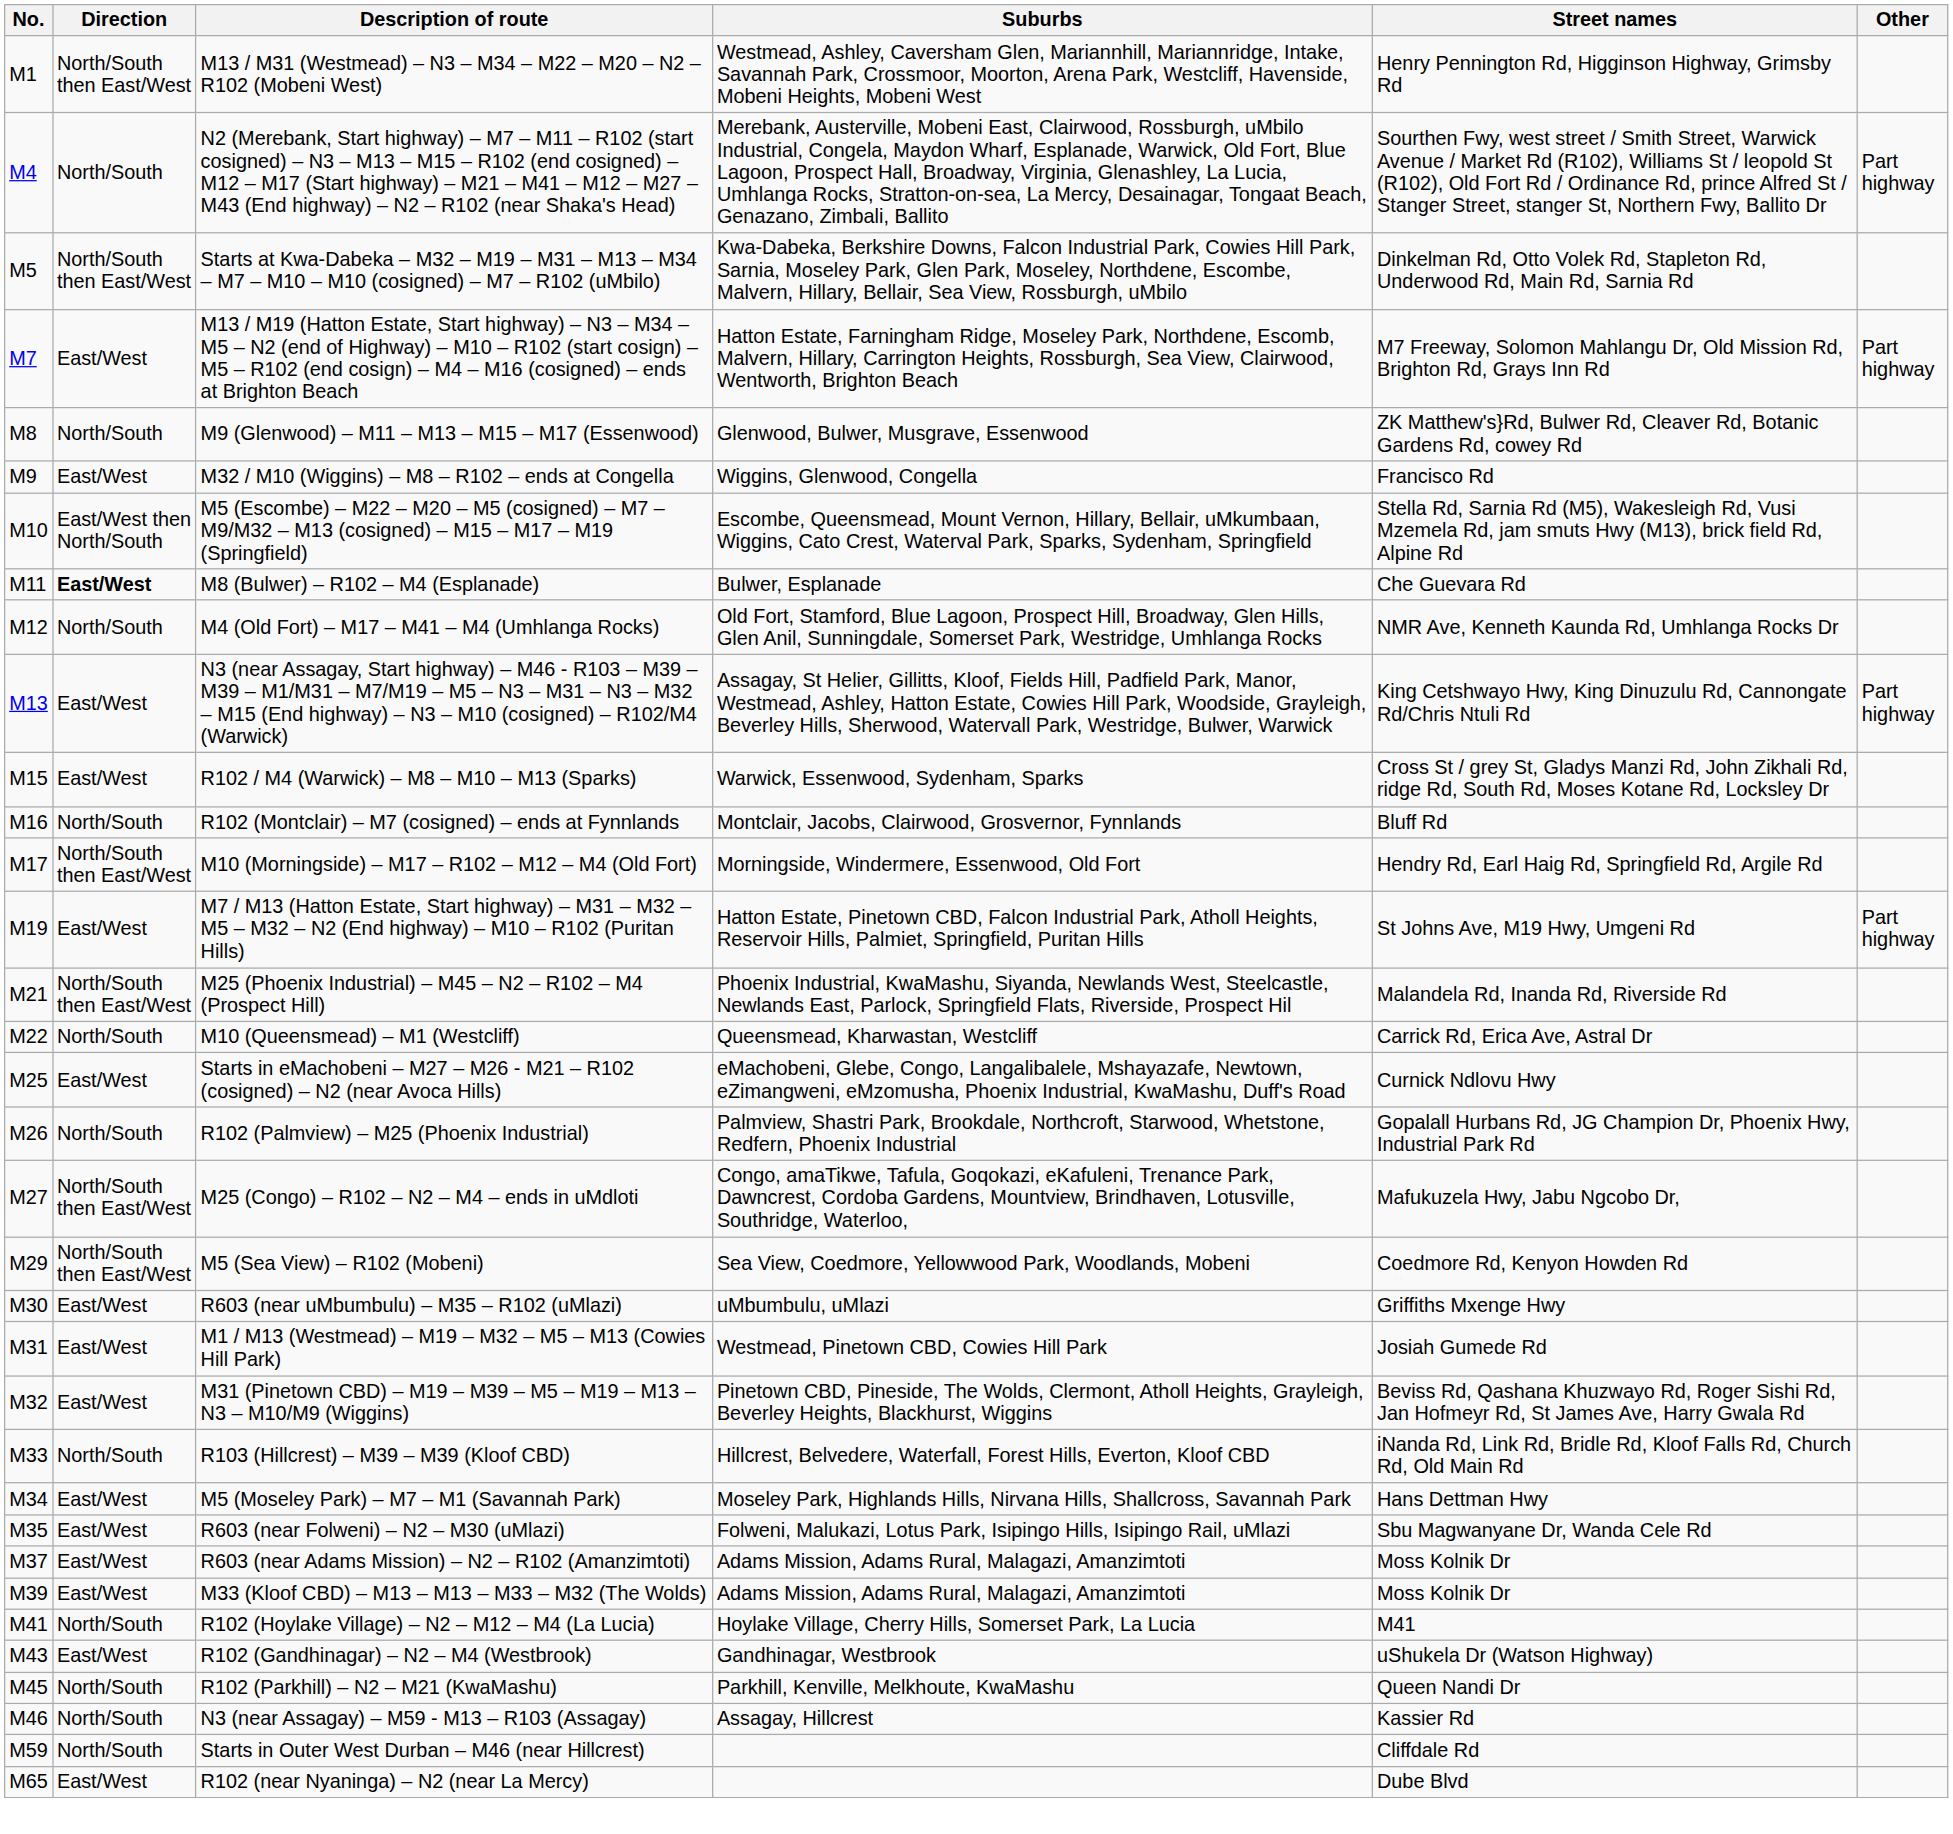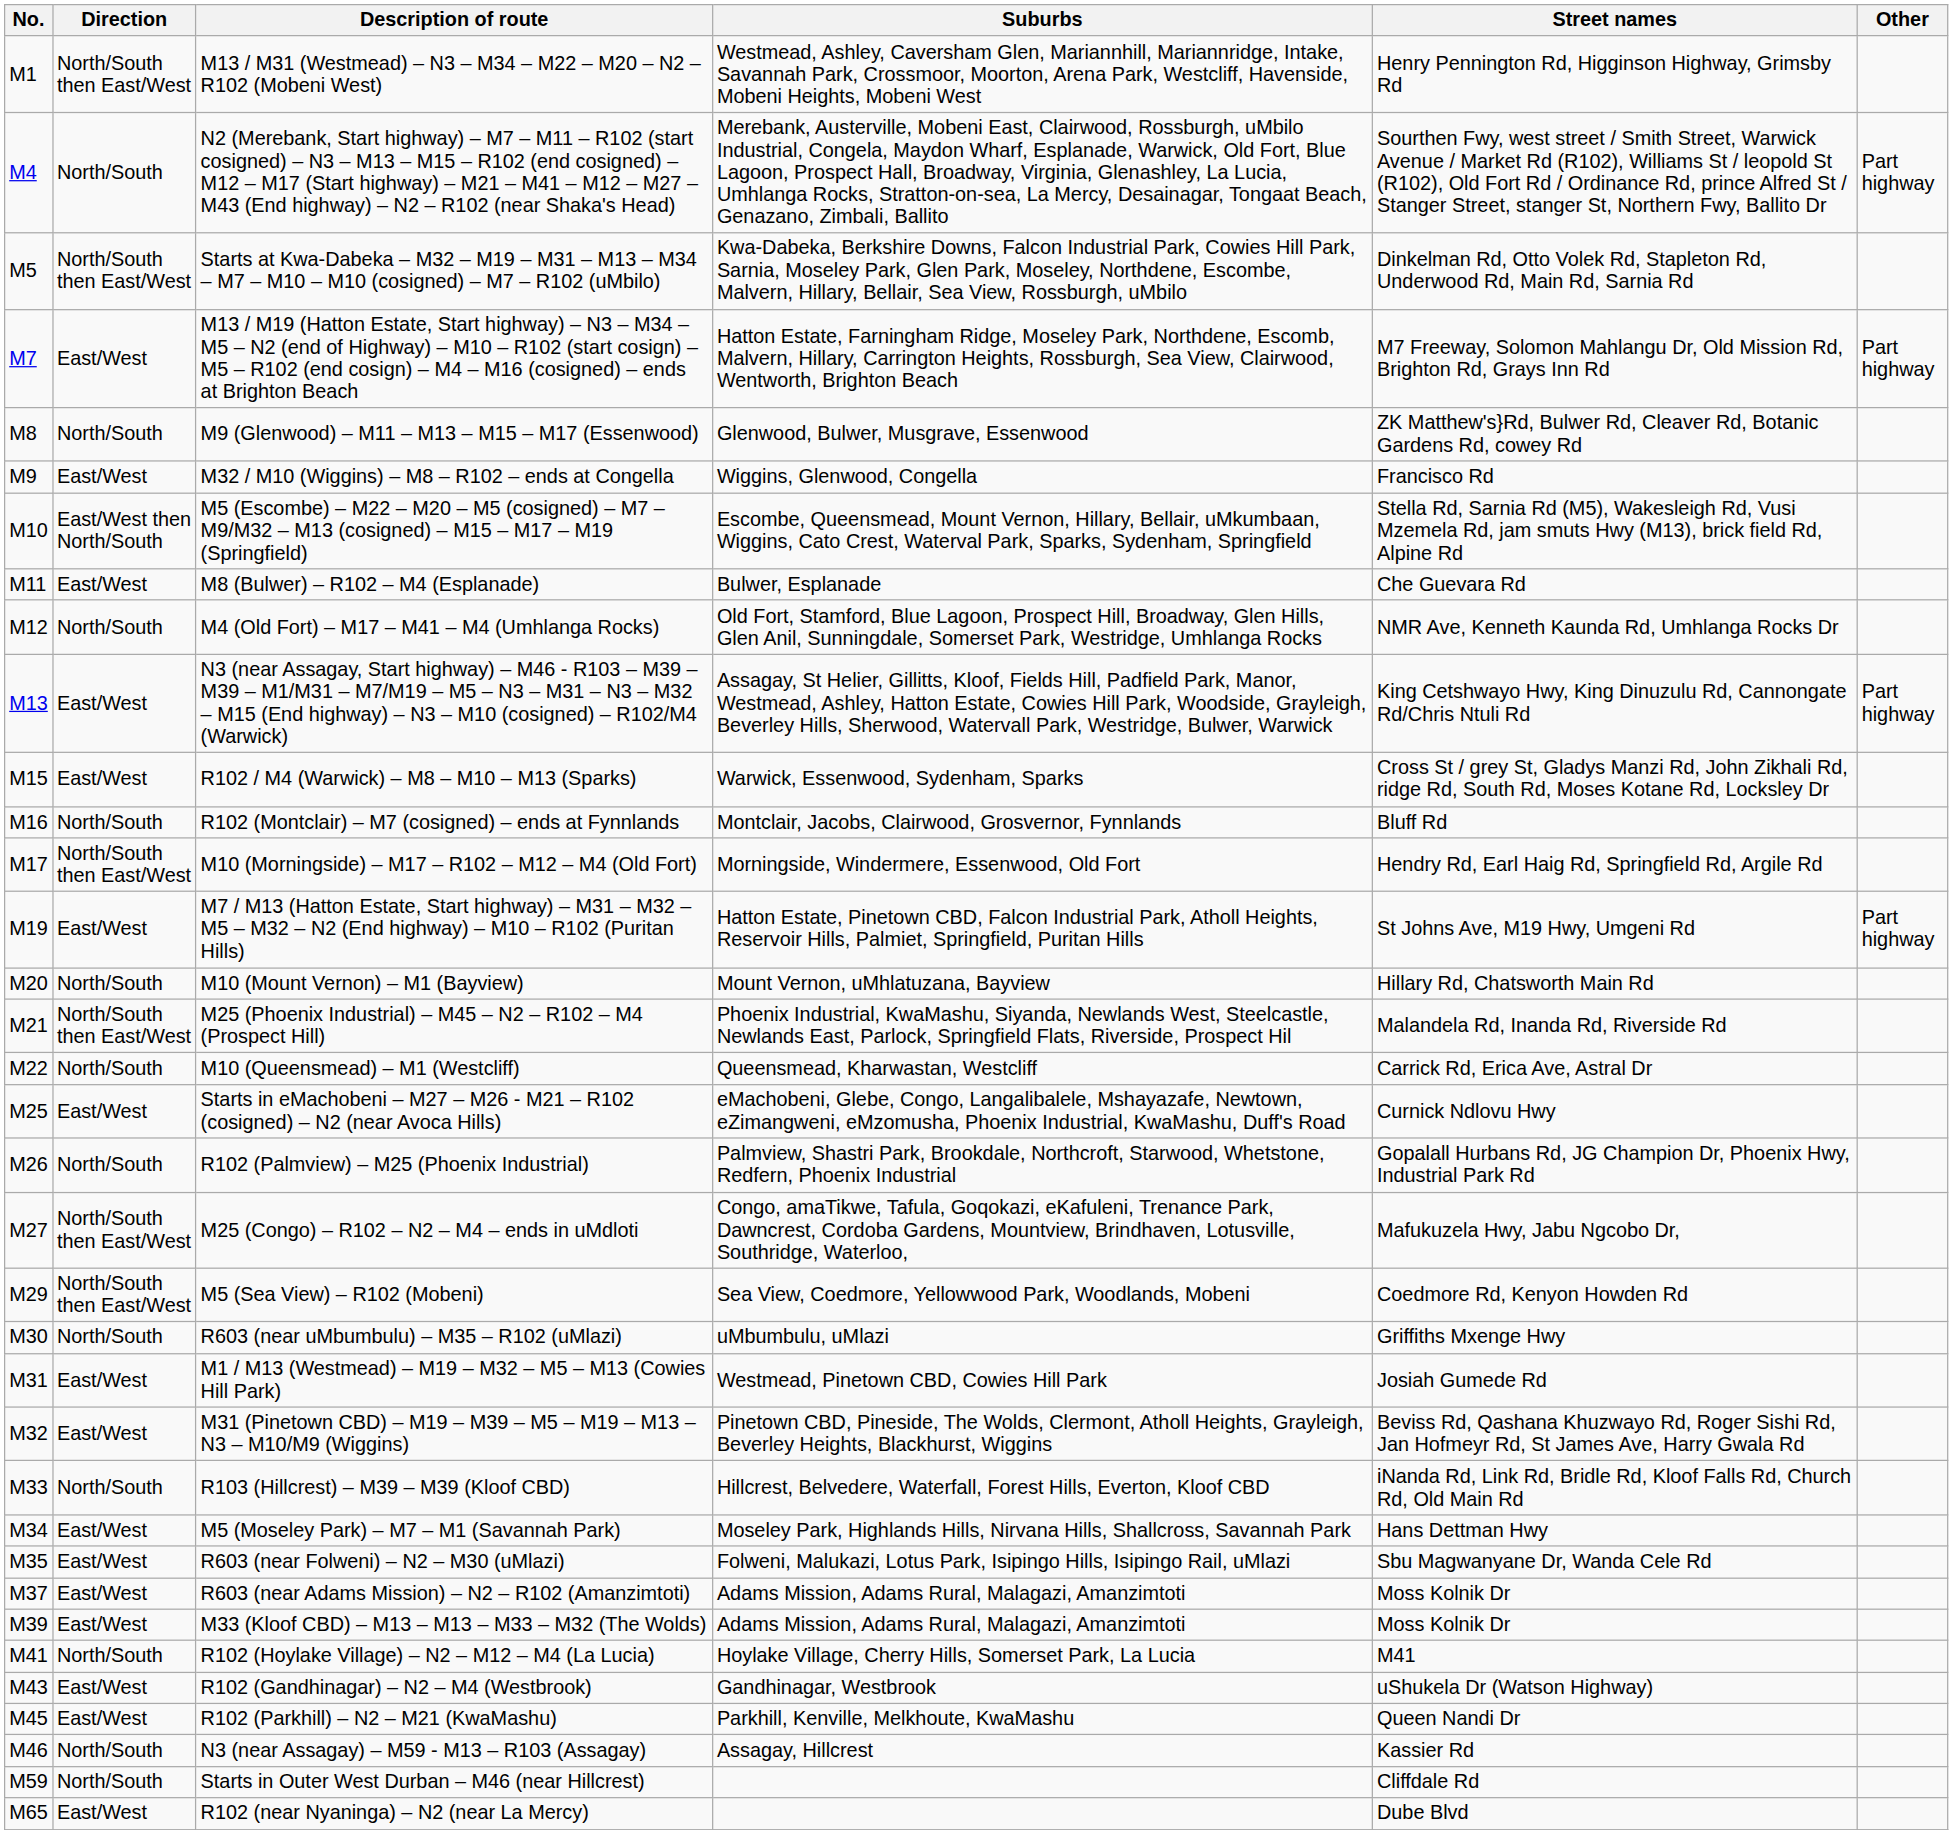(104, 584) bold -> (102, 584) normal
+ row: (362, 983)
(102, 1305) East/West -> (110, 1337) North/South
(110, 1687) North/South -> (102, 1719) East/West
